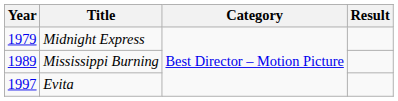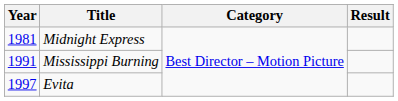(22, 38) 1979 -> (22, 38) 1981
(22, 61) 1989 -> (22, 61) 1991
